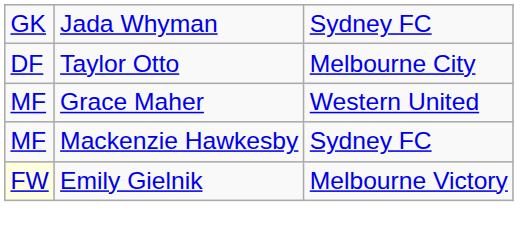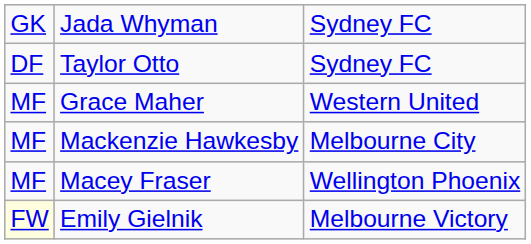(393, 63) Melbourne City -> (371, 63) Sydney FC
(371, 141) Sydney FC -> (393, 141) Melbourne City
+ row: (135, 180)
